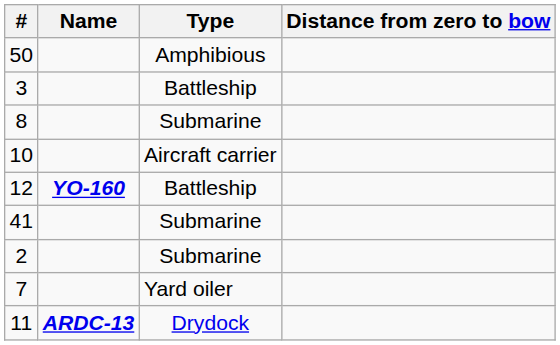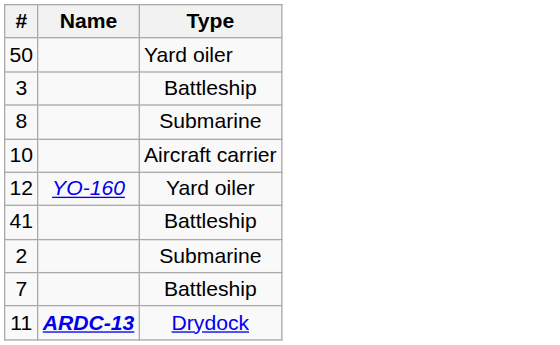- column: (418, 21)
(210, 54) Amphibious -> (188, 54) Yard oiler
(89, 188) bold -> (89, 188) normal
(210, 188) Battleship -> (210, 188) Yard oiler
(210, 222) Submarine -> (210, 222) Battleship
(188, 289) Yard oiler -> (210, 289) Battleship
